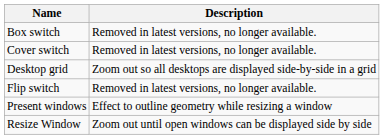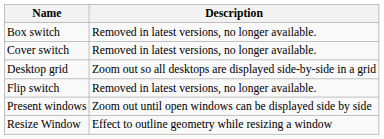(212, 106) Effect to outline geometry while resizing a window -> (232, 106) Zoom out until open windows can be displayed side by side
(232, 124) Zoom out until open windows can be displayed side by side -> (212, 124) Effect to outline geometry while resizing a window
